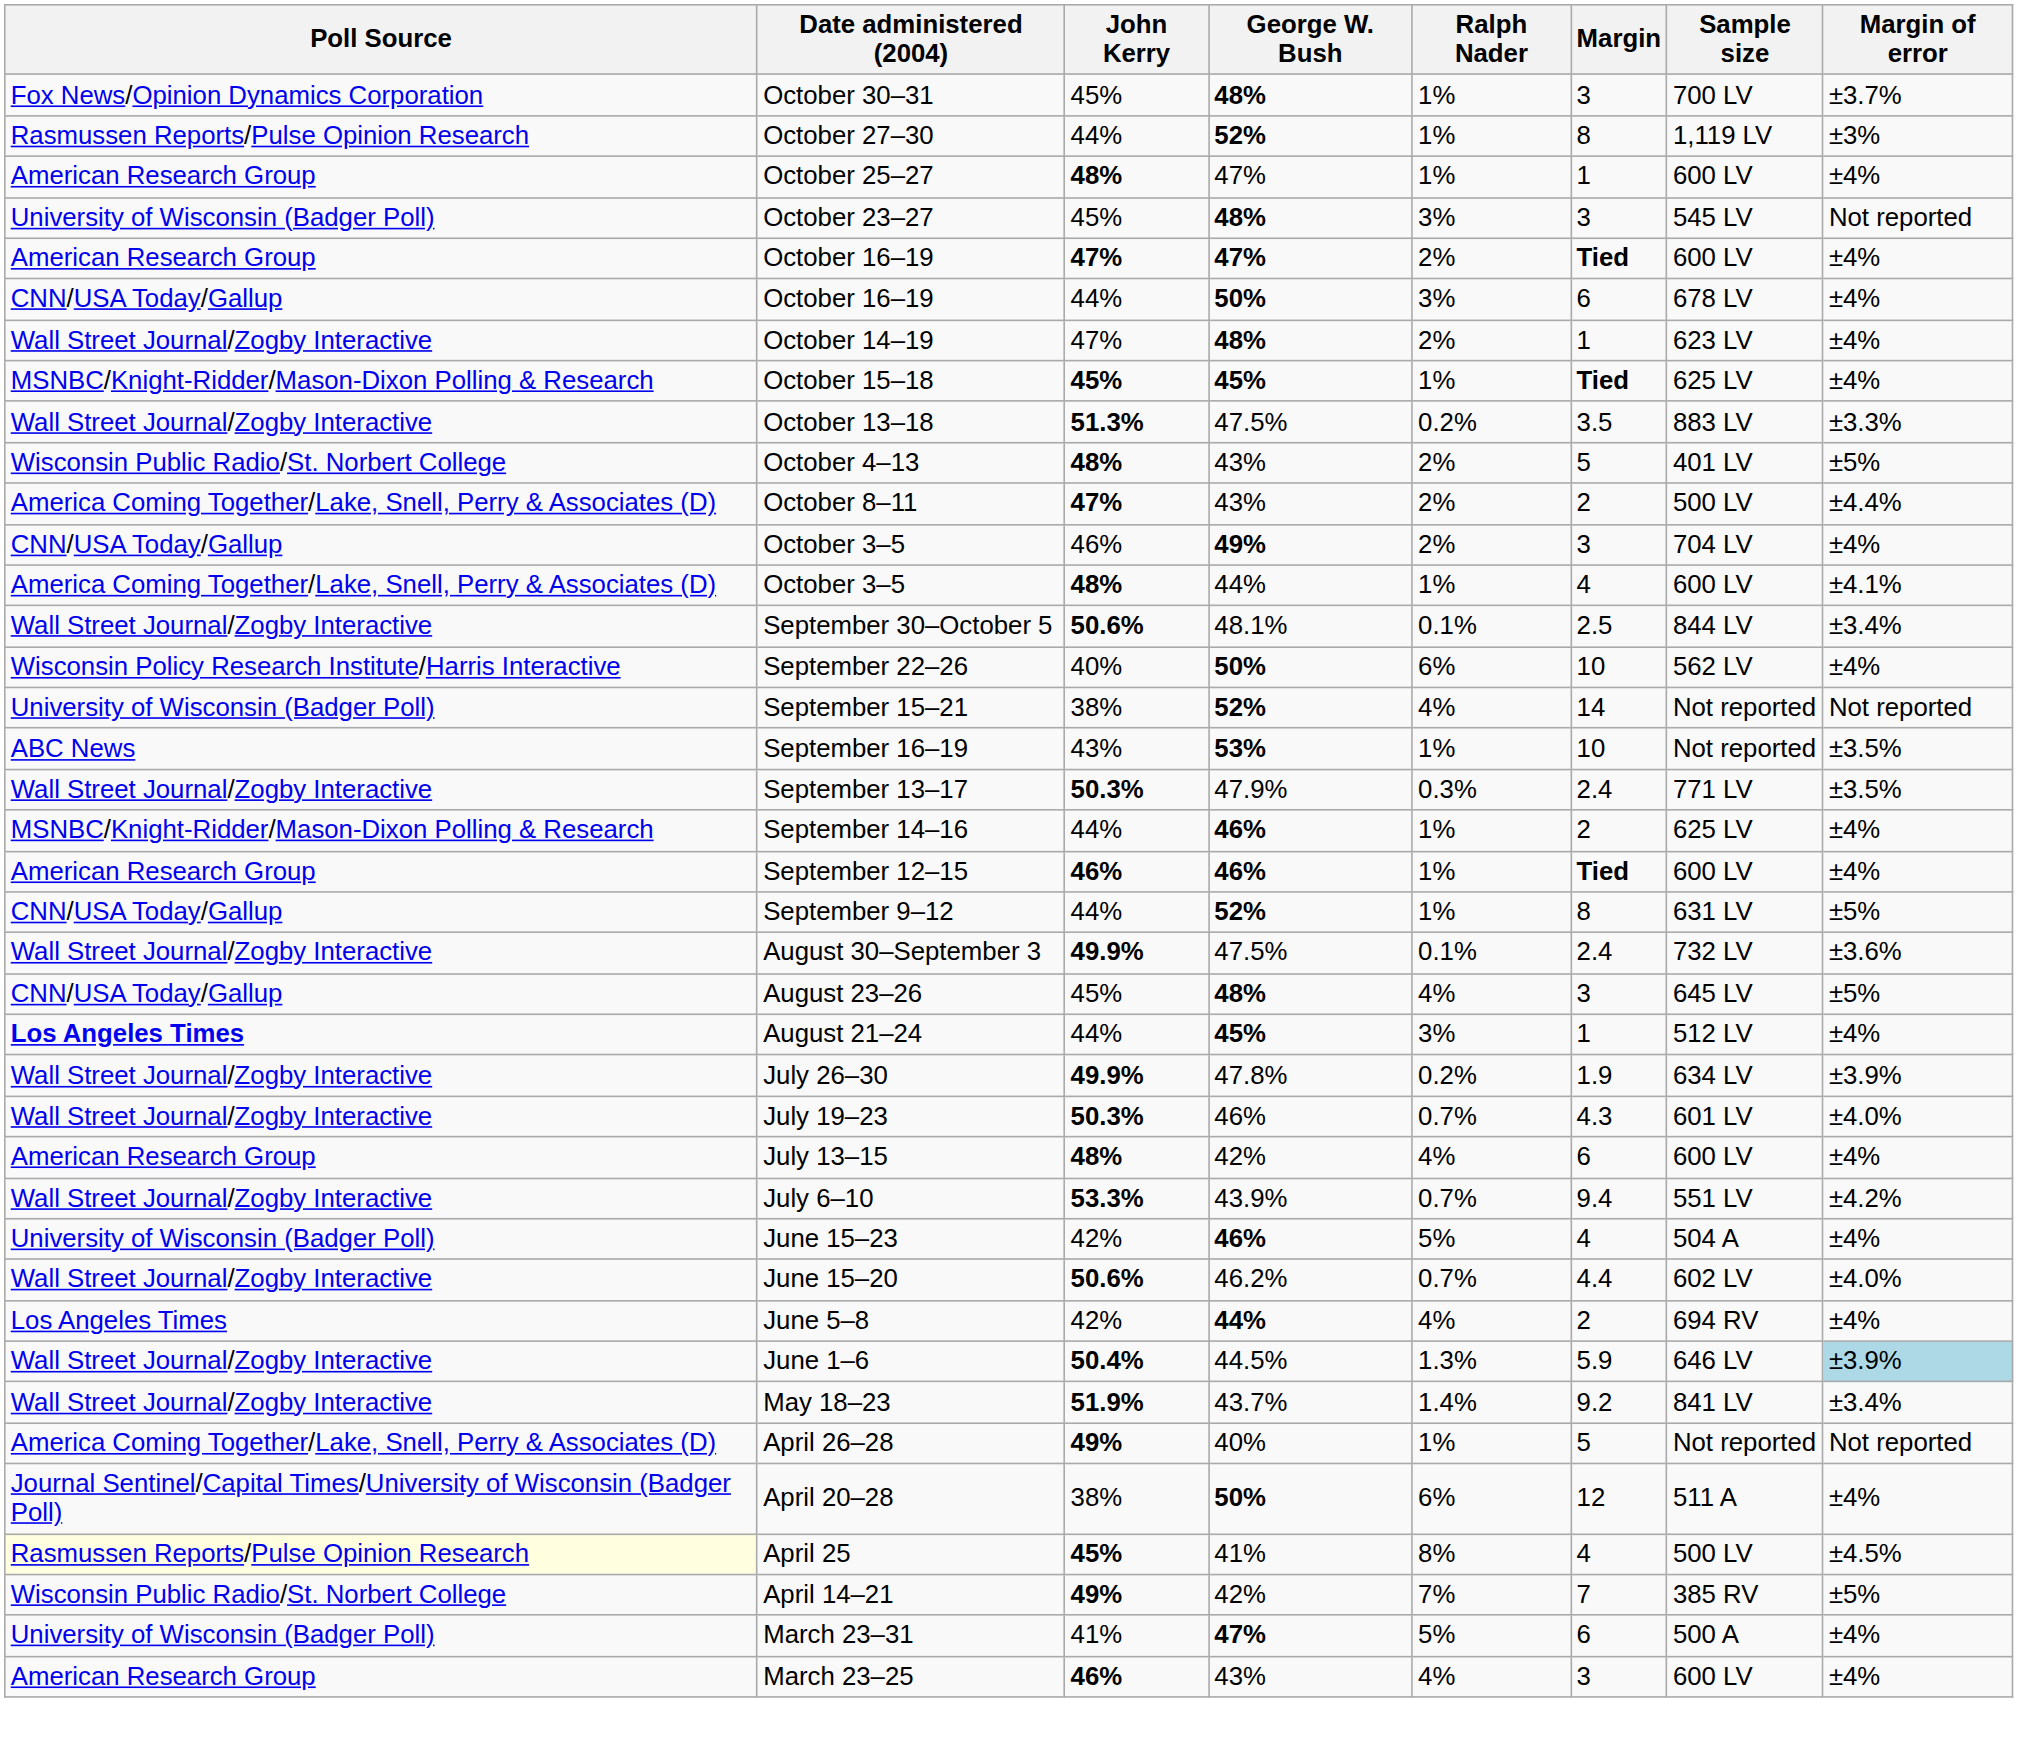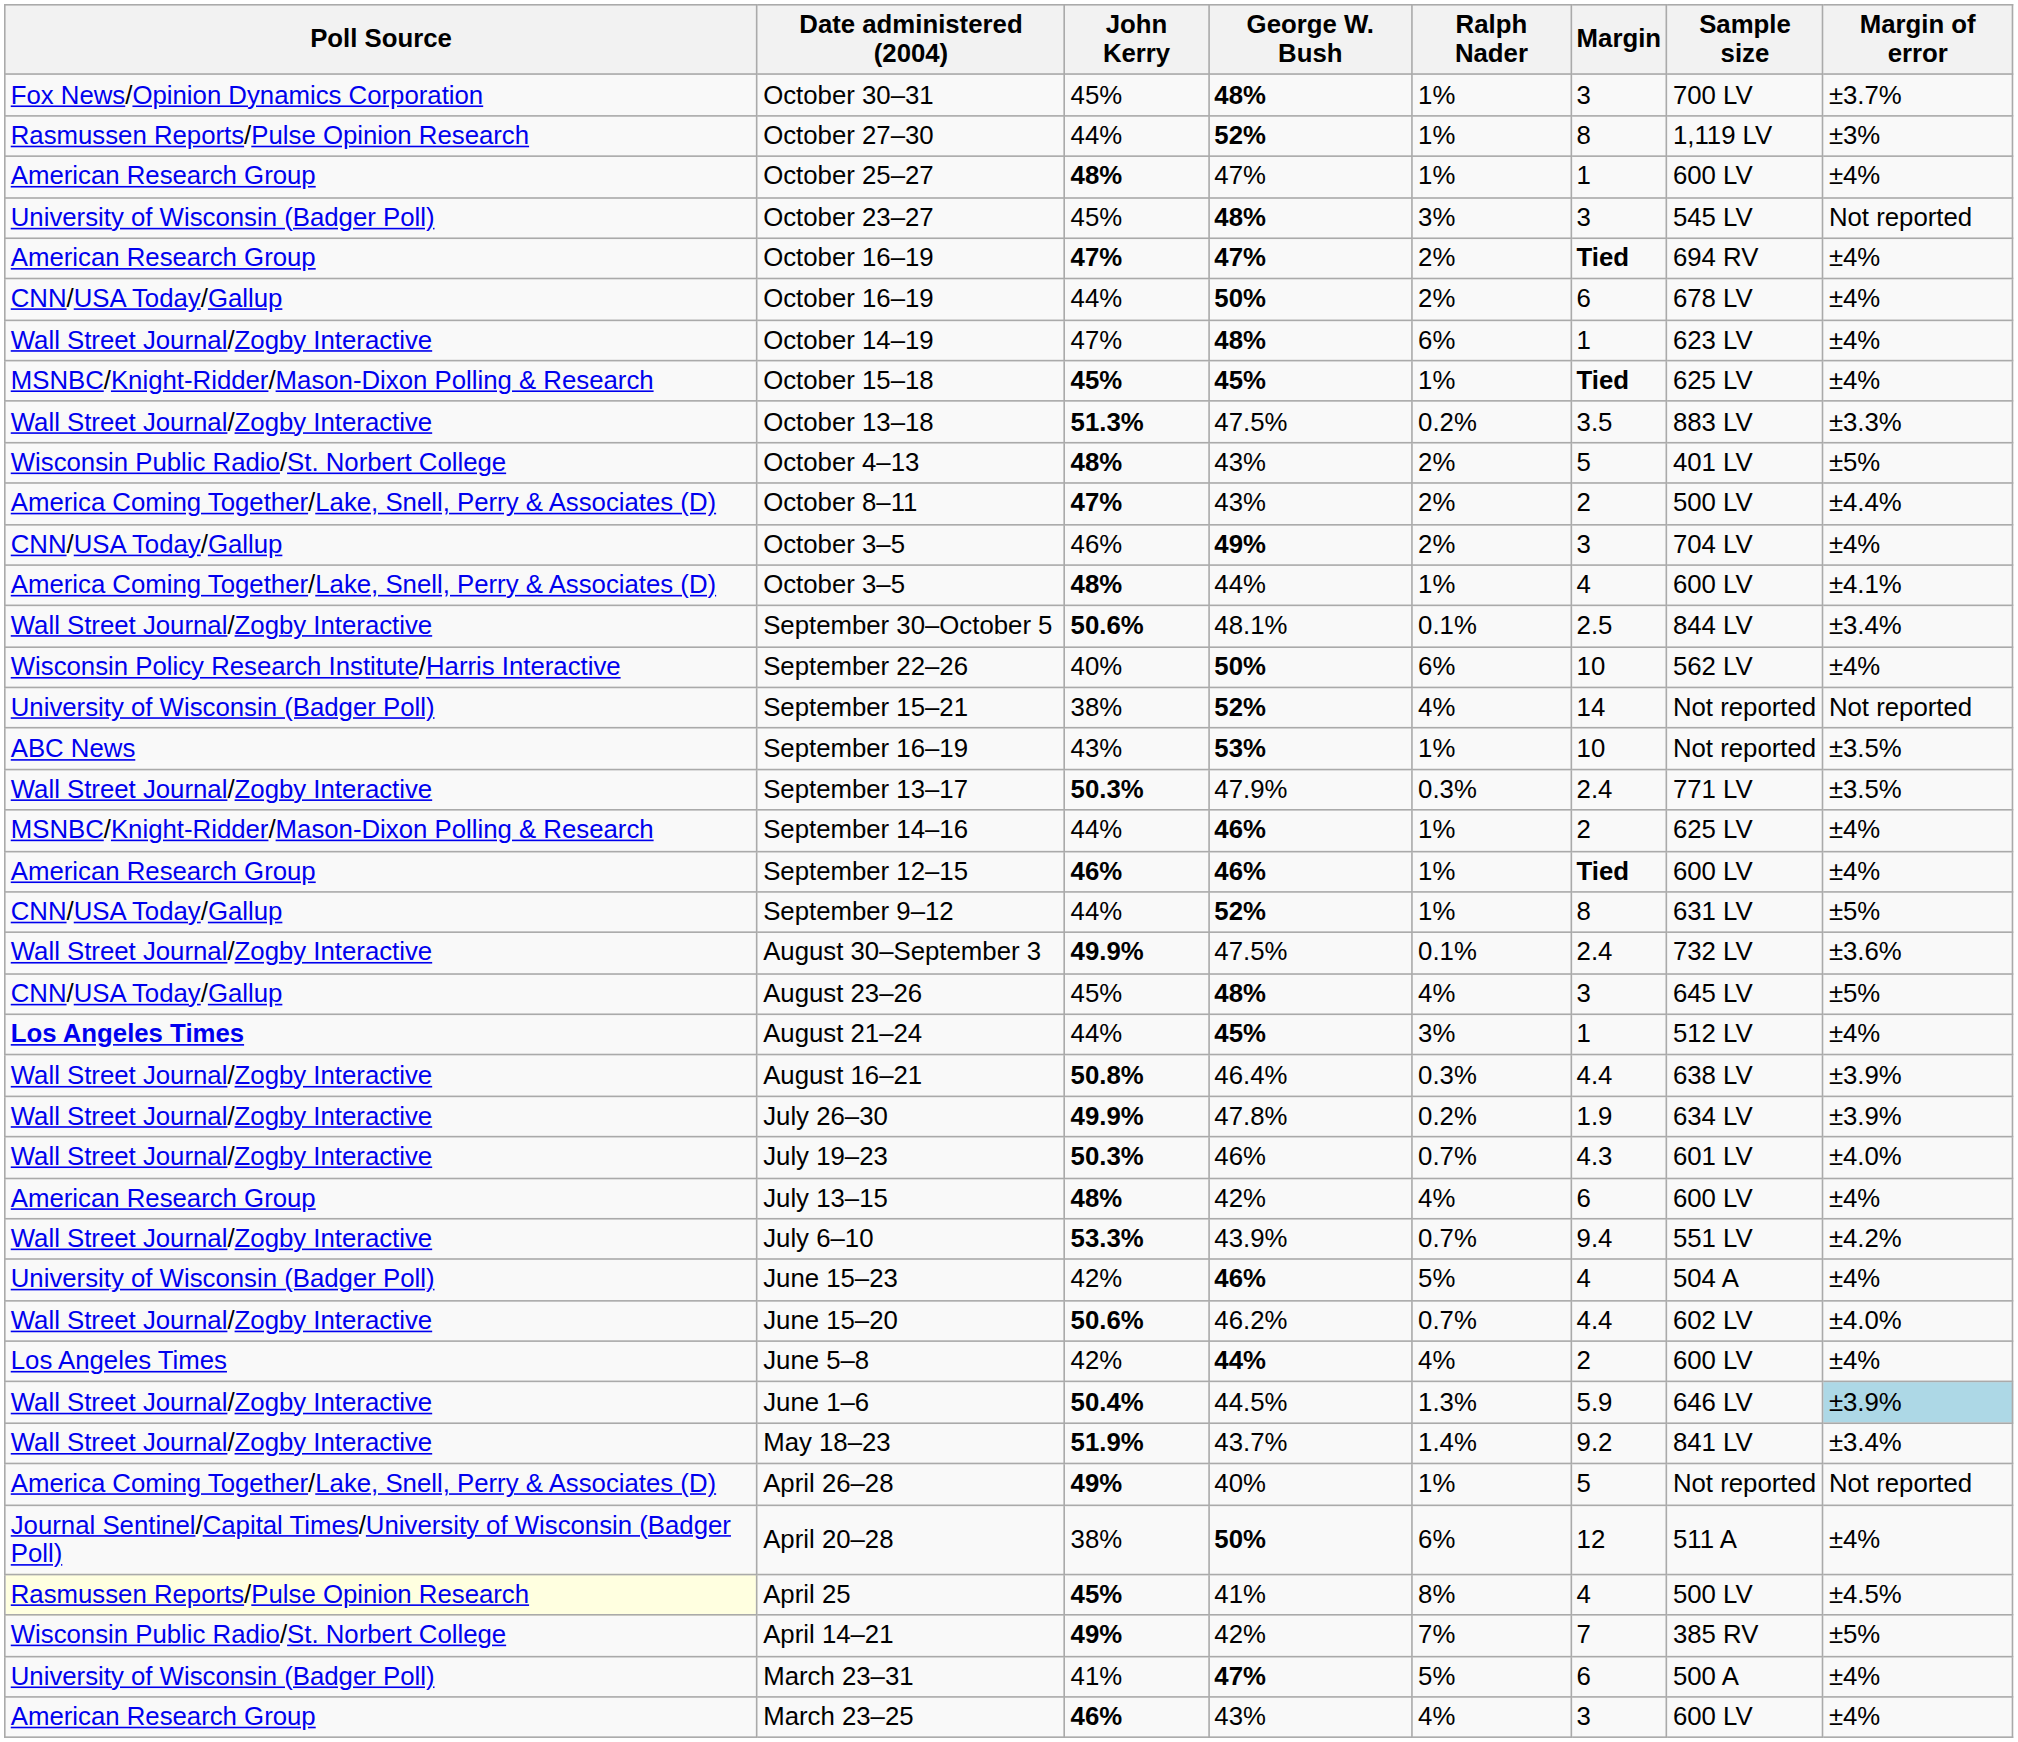(1713, 258) 600 LV -> (1716, 258) 694 RV
(1437, 299) 3% -> (1437, 299) 2%
(1437, 339) 2% -> (1437, 339) 6%
+ row: (843, 1075)
(1716, 1320) 694 RV -> (1713, 1361) 600 LV
